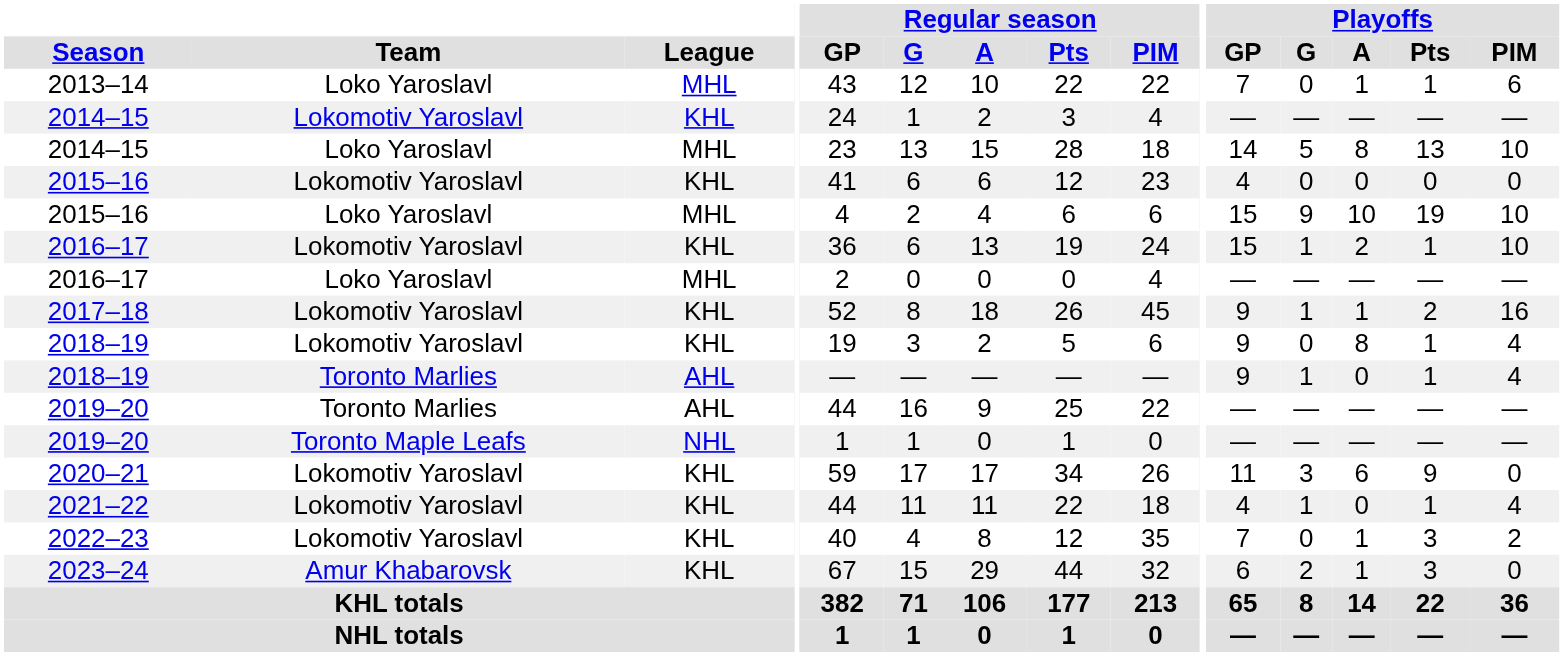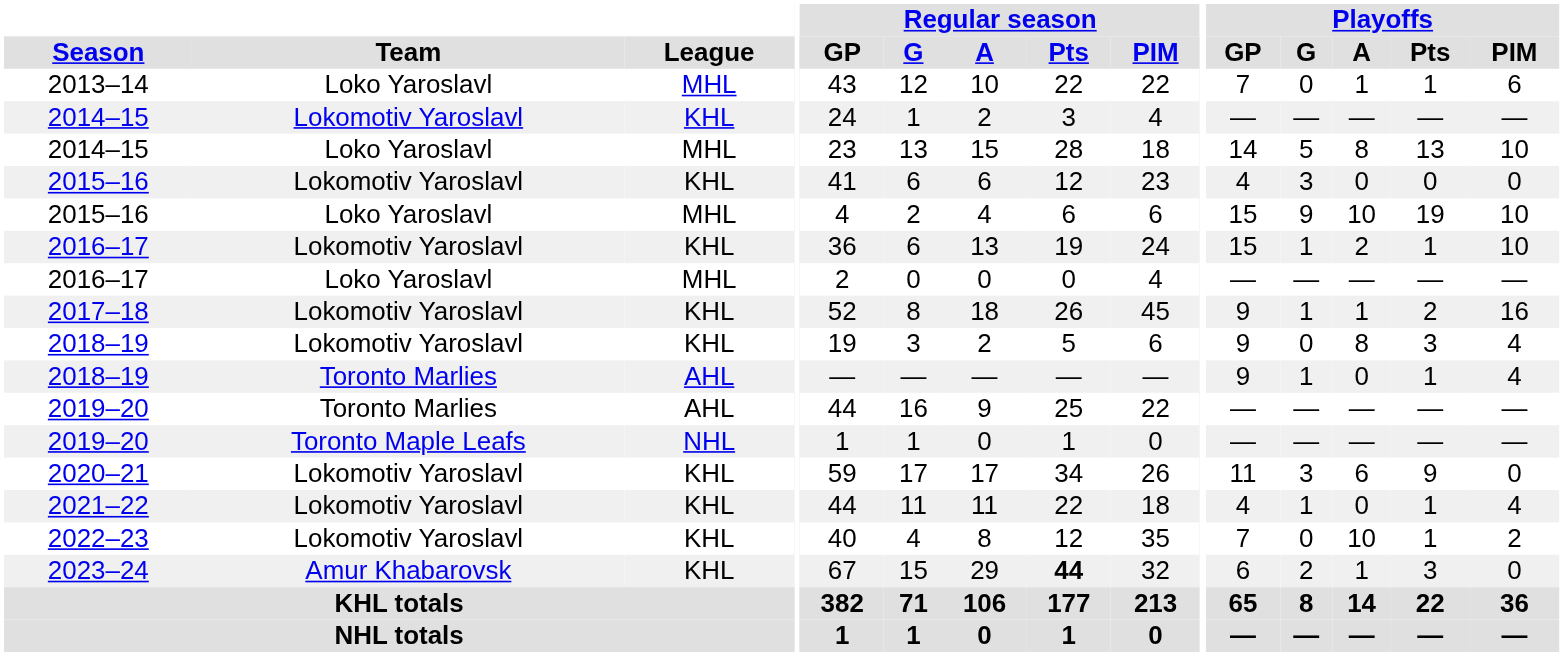(1306, 181) 0 -> (1306, 181) 3
(1430, 343) 1 -> (1430, 343) 3
(1362, 538) 1 -> (1362, 538) 10
(1430, 538) 3 -> (1430, 538) 1
(1069, 570) normal -> (1069, 570) bold
